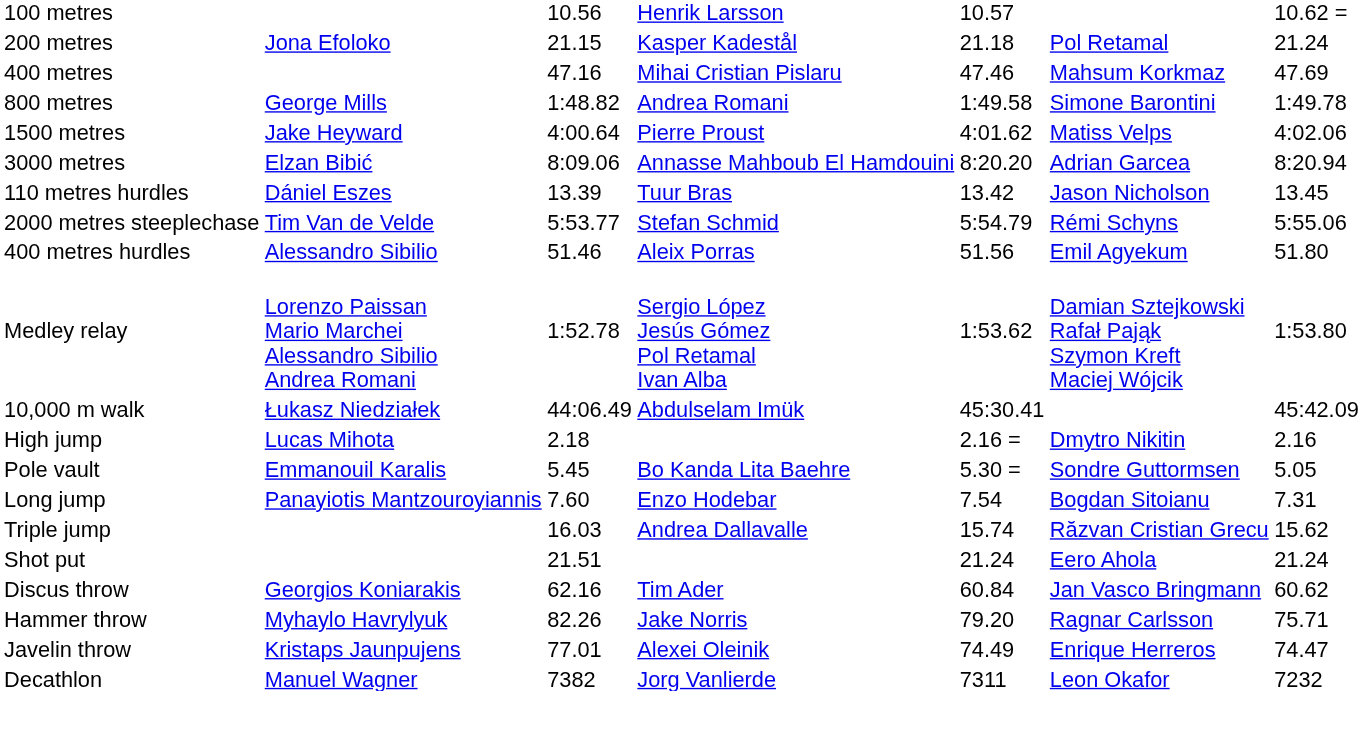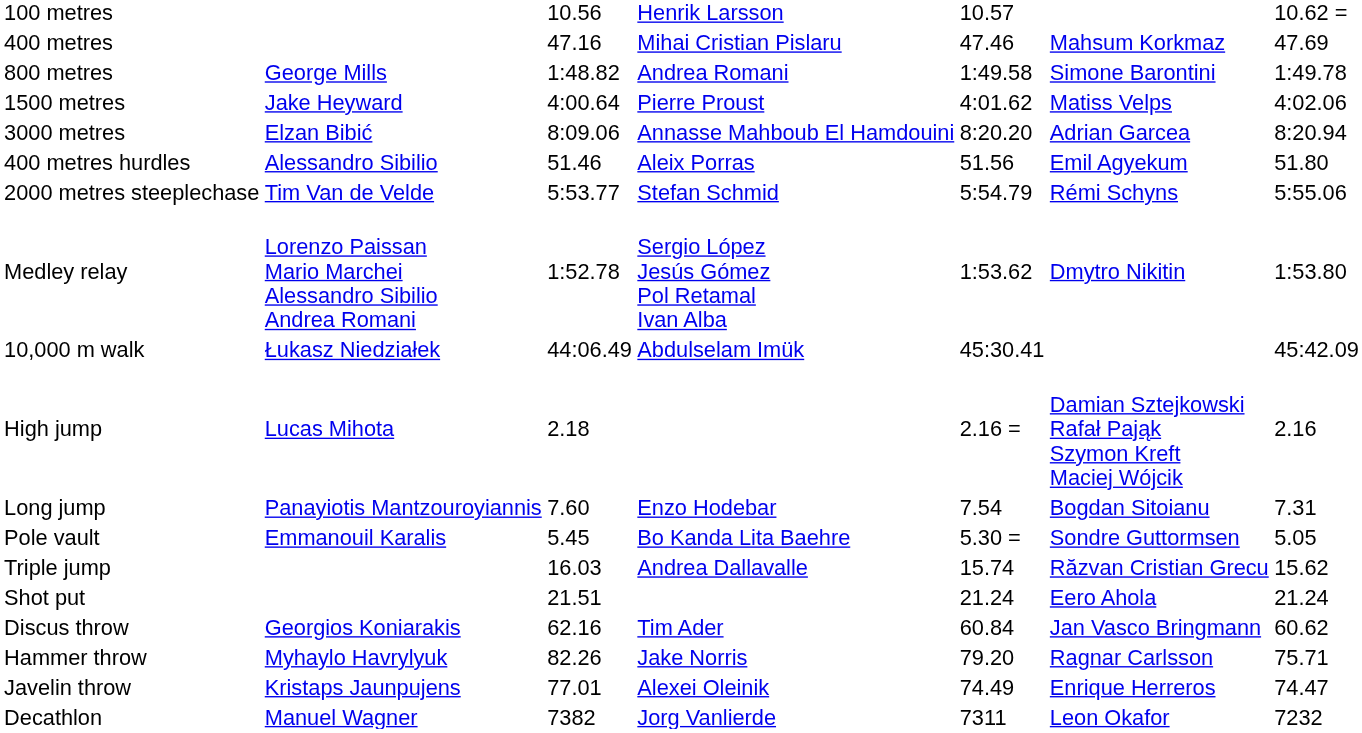- row: (59, 43)
- row: (96, 192)
rows swapped: (97, 252) <-> (132, 222)
(1147, 343) Damian Sztejkowski Rafał Pająk Szymon Kreft Maciej Wójcik -> (1118, 271) Dmytro Nikitin
(1118, 440) Dmytro Nikitin -> (1147, 441) Damian Sztejkowski Rafał Pająk Szymon Kreft Maciej Wójcik
rows swapped: (52, 470) <-> (55, 500)
